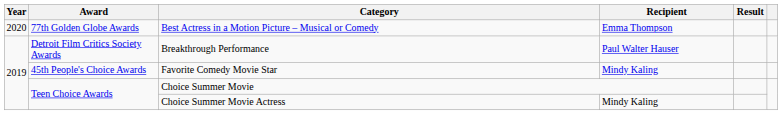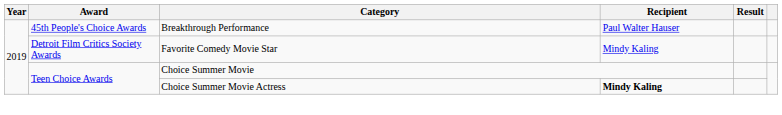- row: (270, 28)
(86, 49) Detroit Film Critics Society Awards -> (89, 28) 45th People's Choice Awards
(89, 70) 45th People's Choice Awards -> (86, 49) Detroit Film Critics Society Awards
(630, 102) normal -> (632, 86) bold
